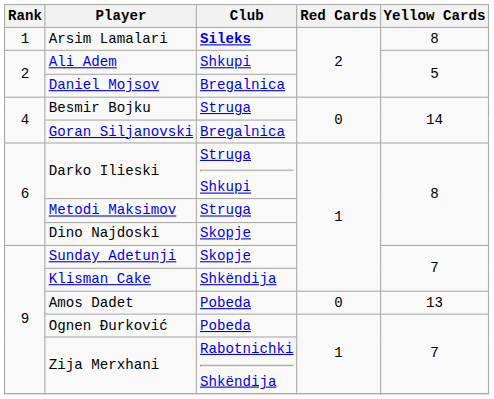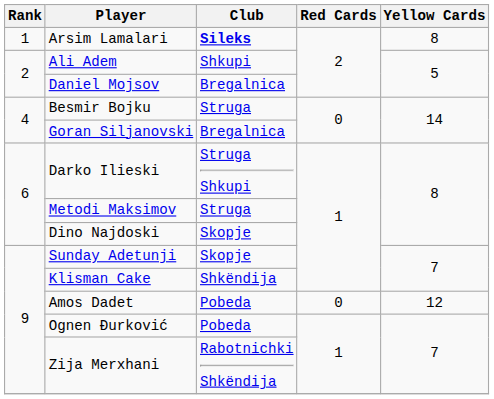(435, 303) 13 -> (435, 303) 12
